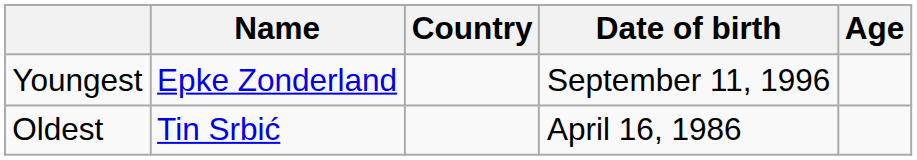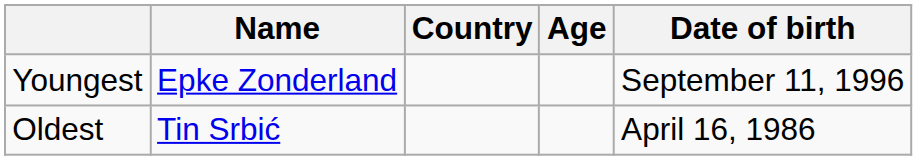columns swapped: (689, 29) <-> (875, 29)
